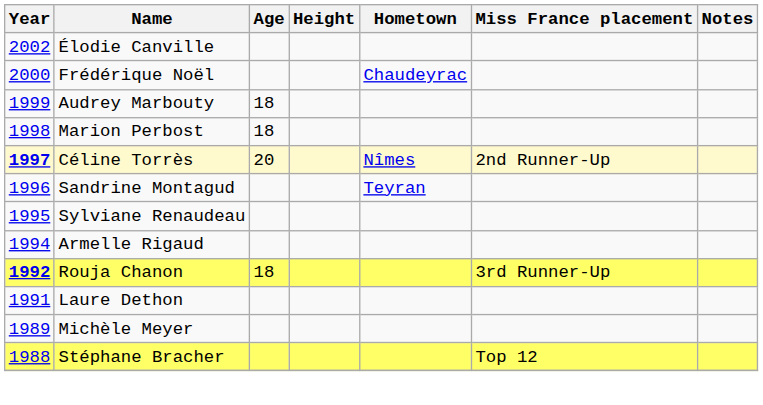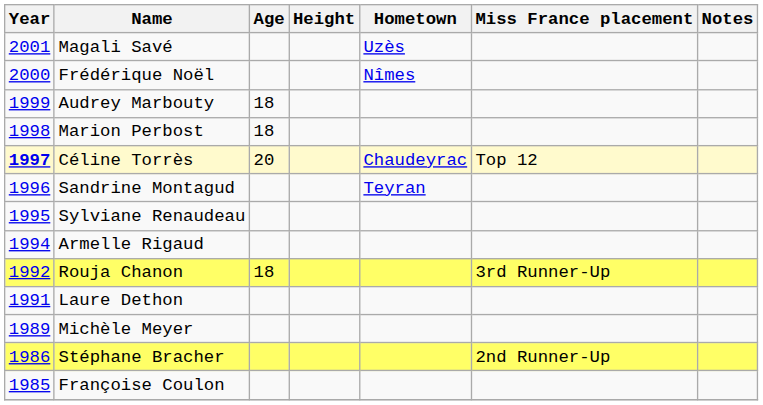- row: (136, 47)
+ row: (116, 47)
(415, 75) Chaudeyrac -> (389, 75) Nîmes
(389, 160) Nîmes -> (415, 160) Chaudeyrac
(543, 160) 2nd Runner-Up -> (507, 160) Top 12
(30, 272) bold -> (30, 272) normal
(30, 357) 1988 -> (30, 357) 1986
(507, 357) Top 12 -> (543, 357) 2nd Runner-Up
+ row: (142, 385)
